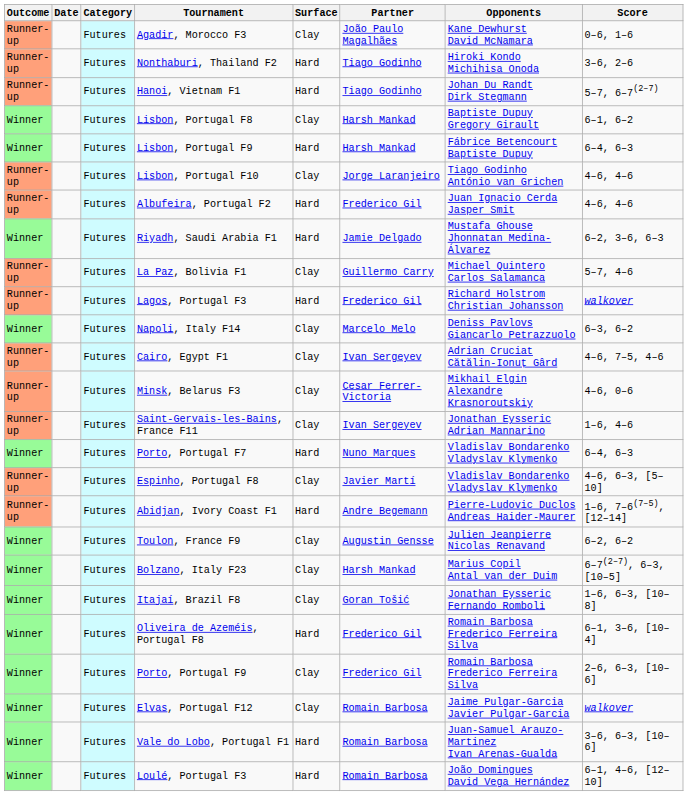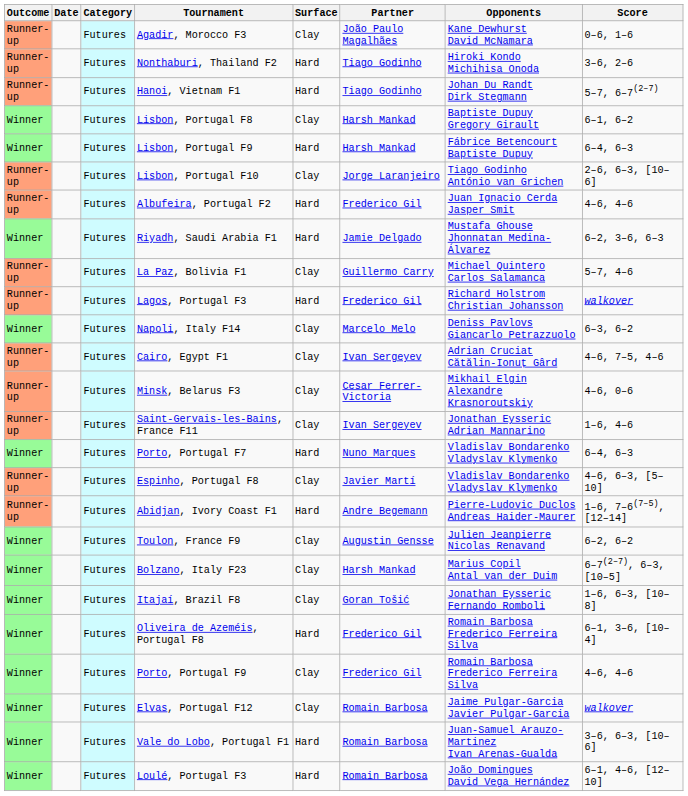(609, 176) 4–6, 4–6 -> (627, 176) 2–6, 6–3, [10–6]
(627, 674) 2–6, 6–3, [10–6] -> (609, 674) 4–6, 4–6
